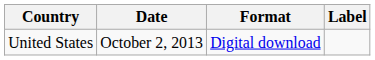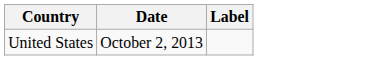- column: (265, 17)
